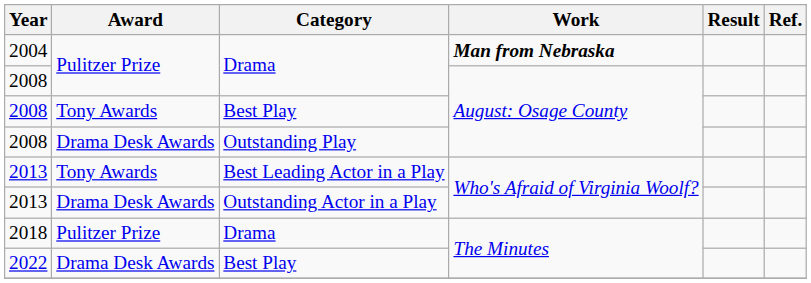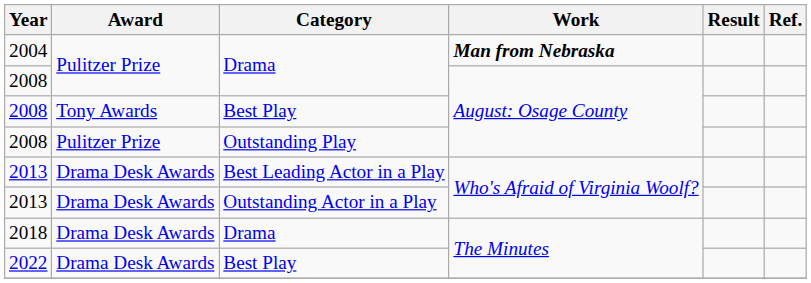(135, 141) Drama Desk Awards -> (108, 141) Pulitzer Prize
(107, 171) Tony Awards -> (135, 171) Drama Desk Awards
(108, 232) Pulitzer Prize -> (135, 232) Drama Desk Awards
